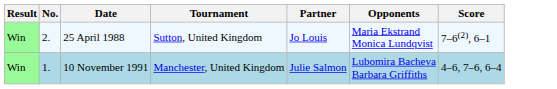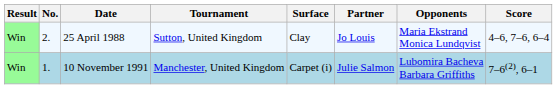+ column: (311, 12)
(466, 37) 7–6(2), 6–1 -> (519, 37) 4–6, 7–6, 6–4
(471, 67) 4–6, 7–6, 6–4 -> (513, 67) 7–6(2), 6–1
